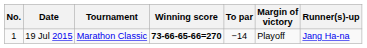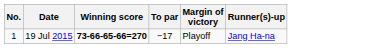- column: (112, 17)
(239, 36) −14 -> (165, 36) −17
